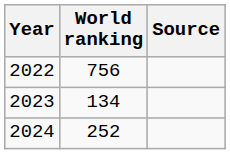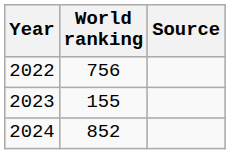(103, 103) 134 -> (103, 103) 155
(103, 133) 252 -> (103, 133) 852
